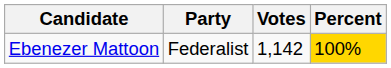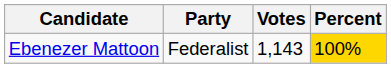(280, 48) 1,142 -> (280, 48) 1,143
